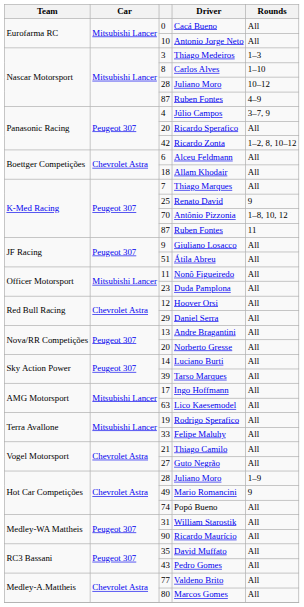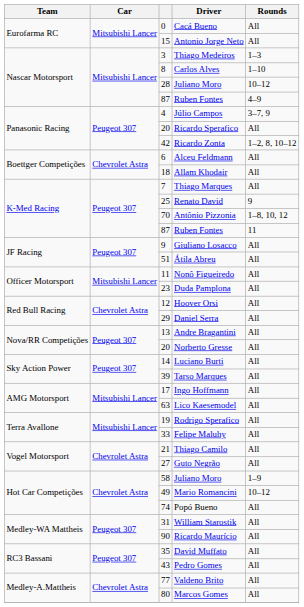(165, 40) 10 -> (165, 40) 15
(165, 478) 28 -> (165, 478) 58
(250, 492) 9 -> (259, 492) 10–12
